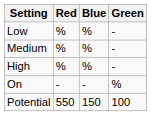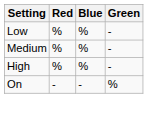- row: (29, 102)
